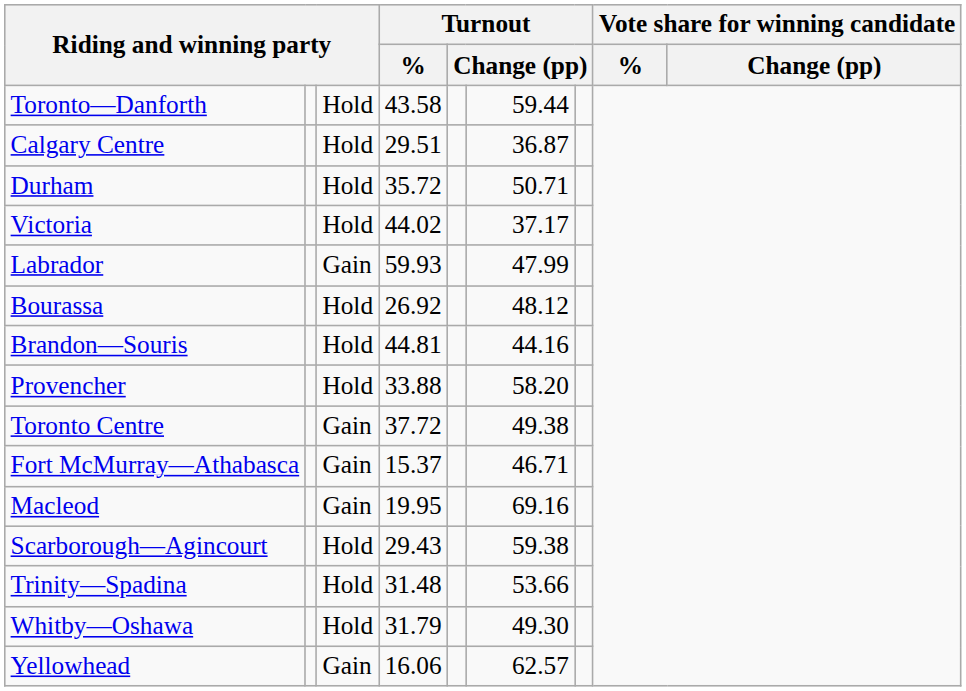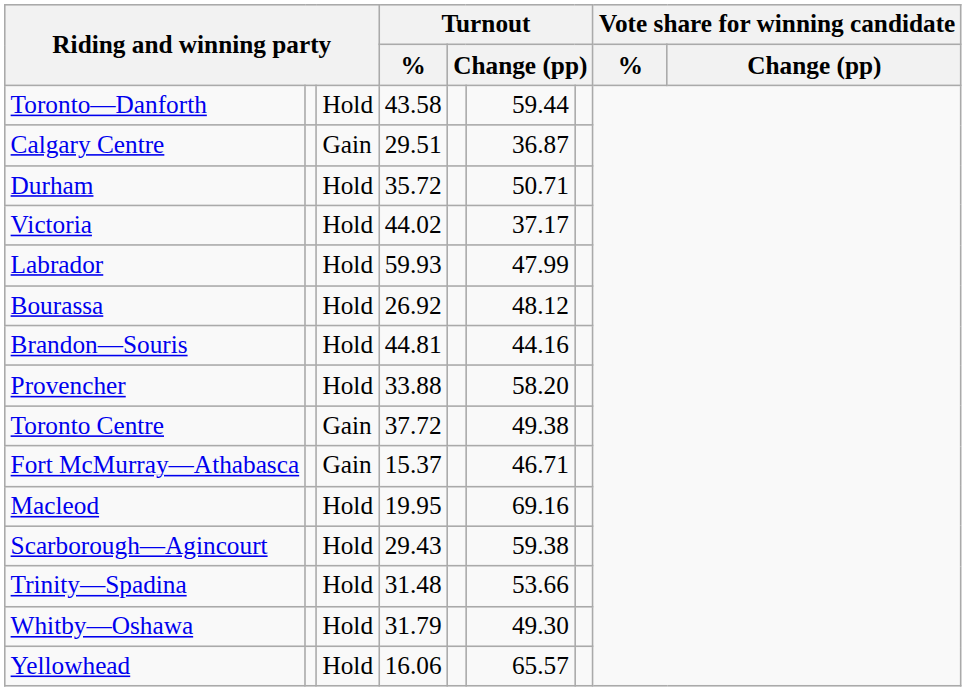(348, 144) Hold -> (347, 144) Gain
(347, 265) Gain -> (348, 265) Hold
(347, 505) Gain -> (348, 505) Hold
(347, 666) Gain -> (348, 666) Hold
(540, 666) 62.57 -> (540, 666) 65.57
